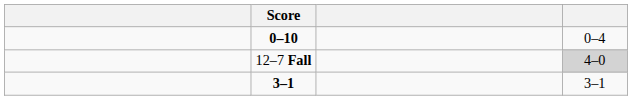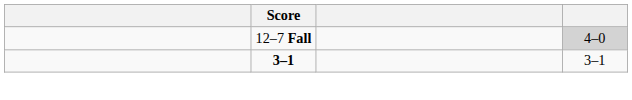- row: (284, 38)
